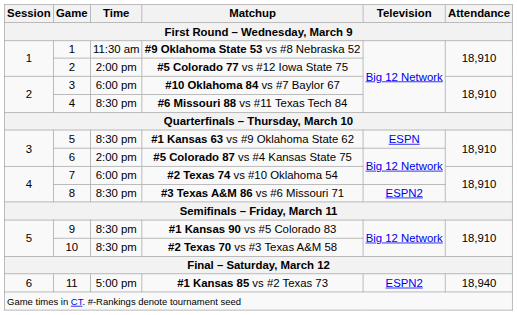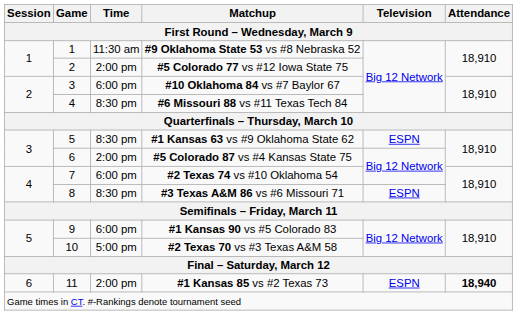(404, 193) ESPN2 -> (404, 193) ESPN
(116, 229) 8:30 pm -> (116, 229) 6:00 pm
(116, 247) 8:30 pm -> (116, 247) 5:00 pm
(116, 283) 5:00 pm -> (116, 283) 2:00 pm
(404, 283) ESPN2 -> (404, 283) ESPN
(479, 283) normal -> (479, 283) bold
